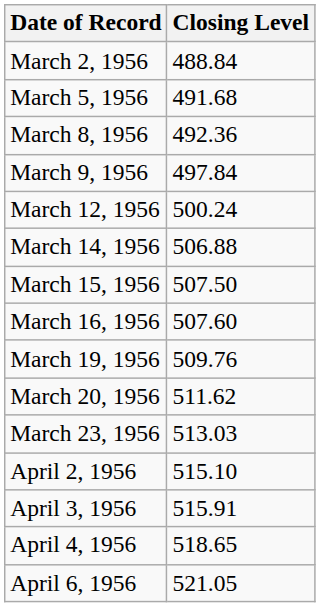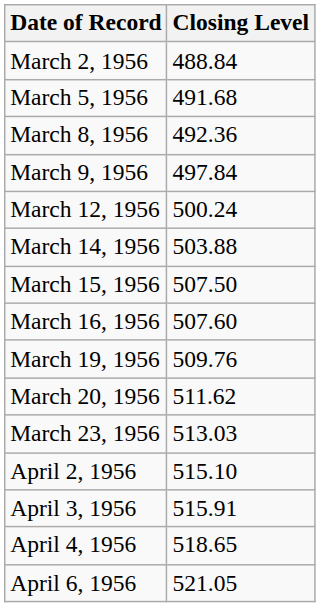(205, 246) 506.88 -> (205, 246) 503.88
